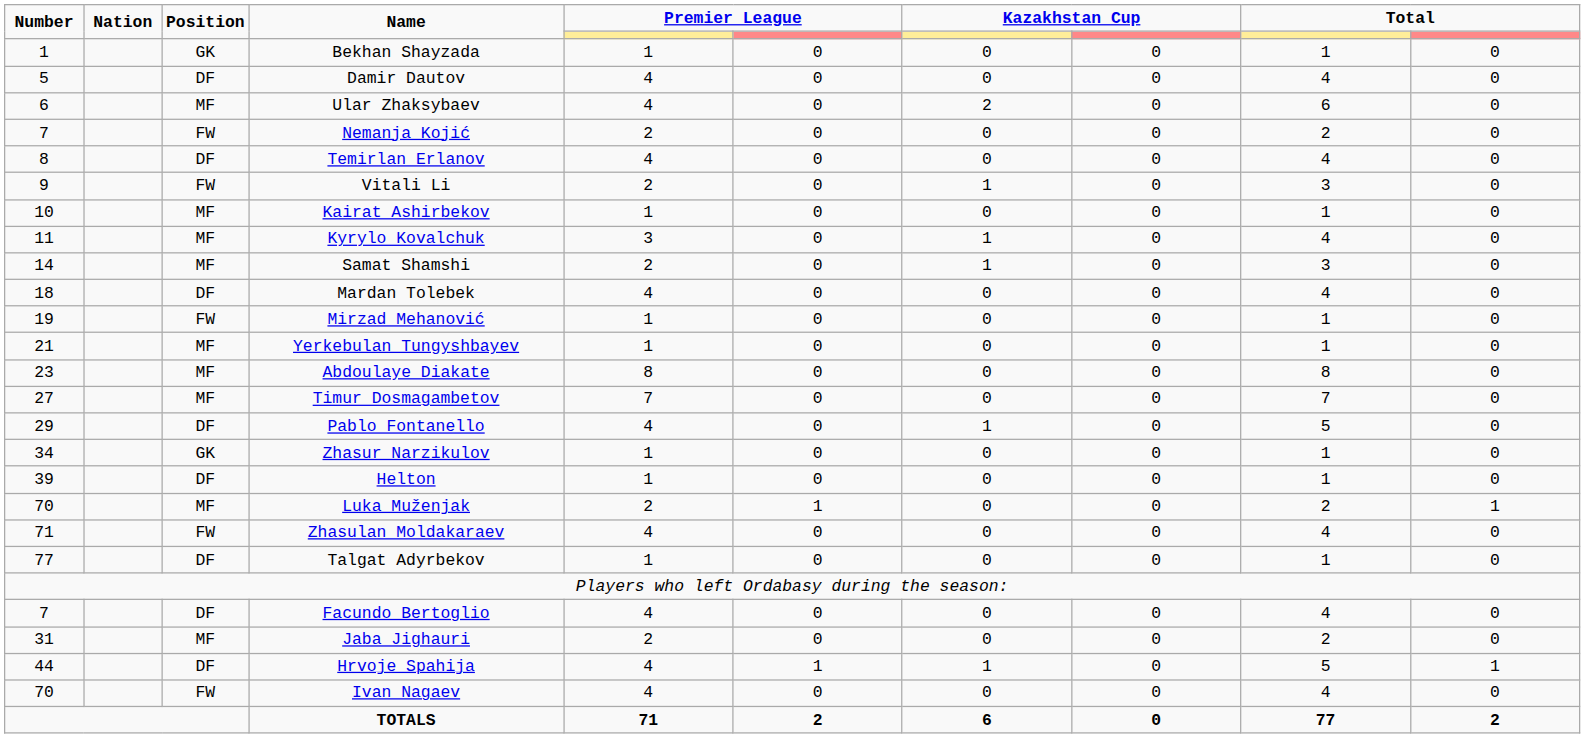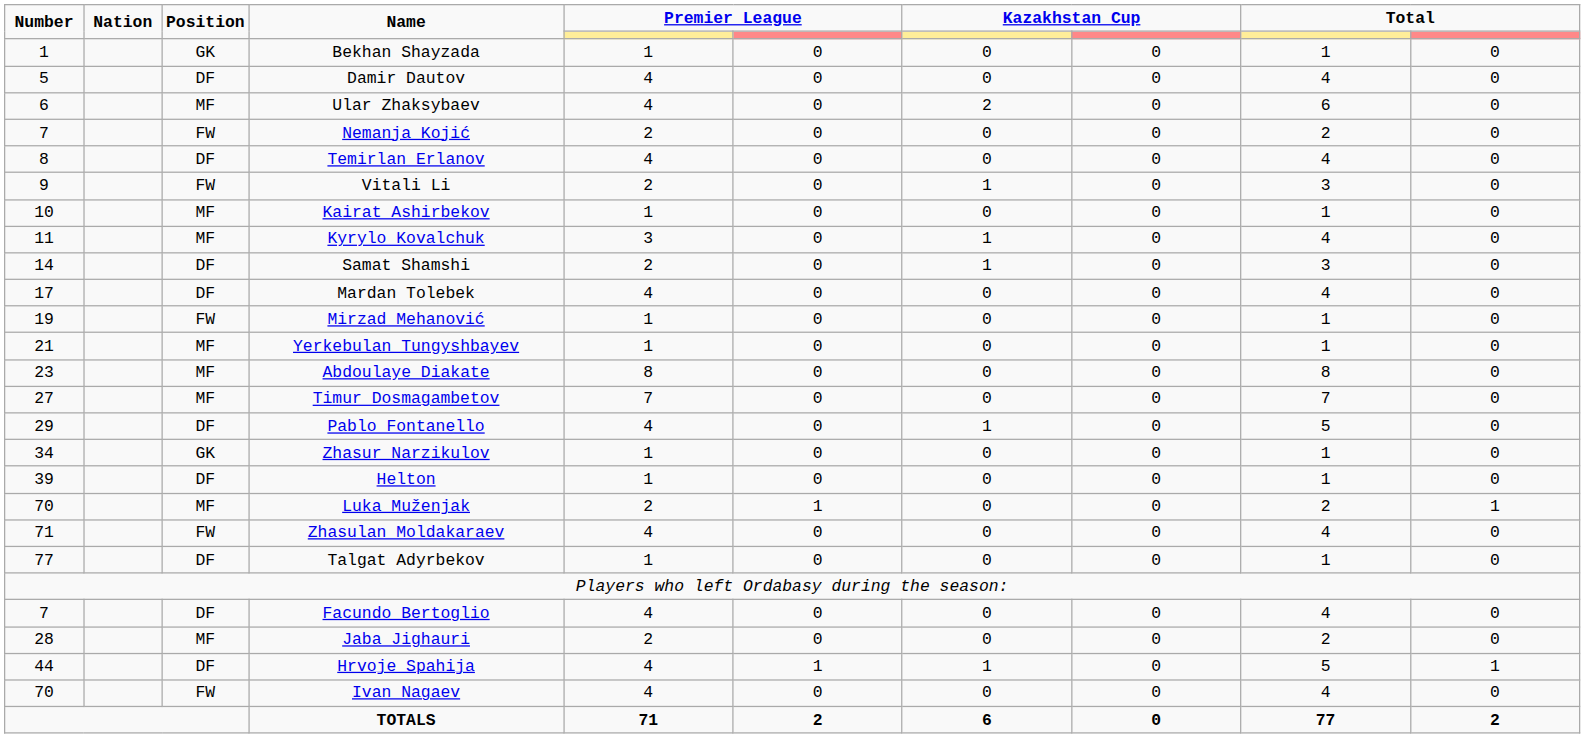(205, 266) MF -> (205, 266) DF
(44, 293) 18 -> (44, 293) 17
(44, 640) 31 -> (44, 640) 28
